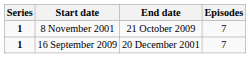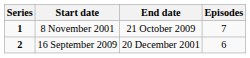(20, 45) 1 -> (20, 45) 2
(224, 45) 7 -> (224, 45) 6
